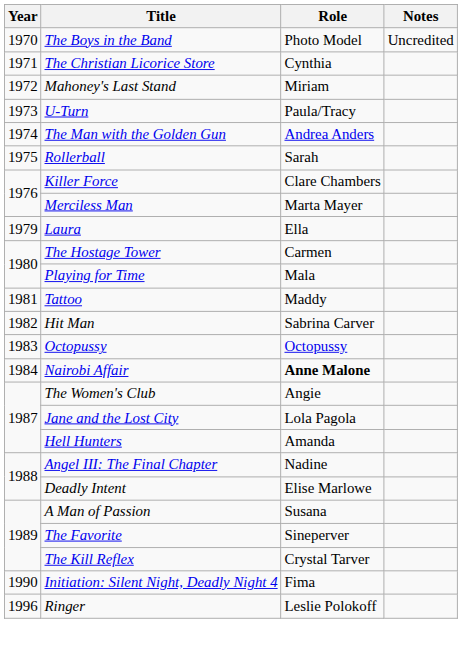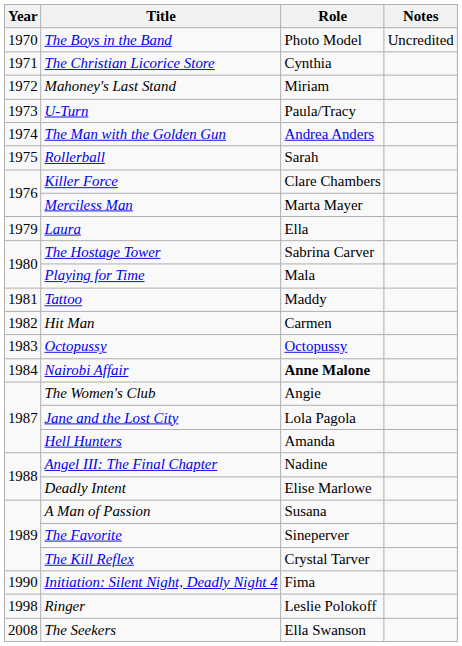(308, 252) Carmen -> (329, 252) Sabrina Carver
(329, 323) Sabrina Carver -> (308, 323) Carmen
(23, 606) 1996 -> (23, 606) 1998
+ row: (80, 629)
